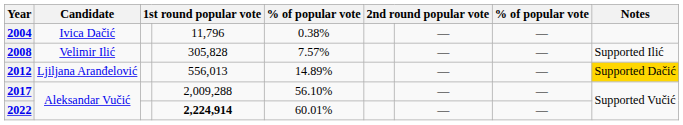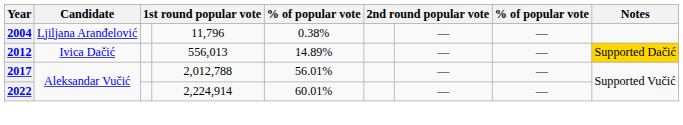(87, 33) Ivica Dačić -> (87, 33) Ljiljana Aranđelović
- row: (19, 52)
(87, 71) Ljiljana Aranđelović -> (87, 52) Ivica Dačić
(208, 91) 2,009,288 -> (208, 71) 2,012,788
(314, 91) 56.10% -> (314, 71) 56.01%
(208, 110) bold -> (208, 91) normal
